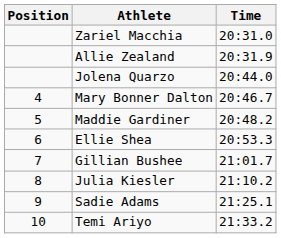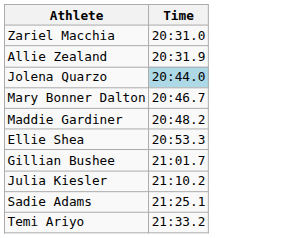- column: (38, 15)
(246, 77) no background -> (179, 77) lightblue background
